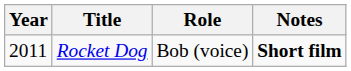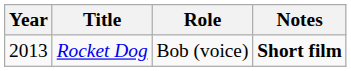(28, 50) 2011 -> (28, 50) 2013
